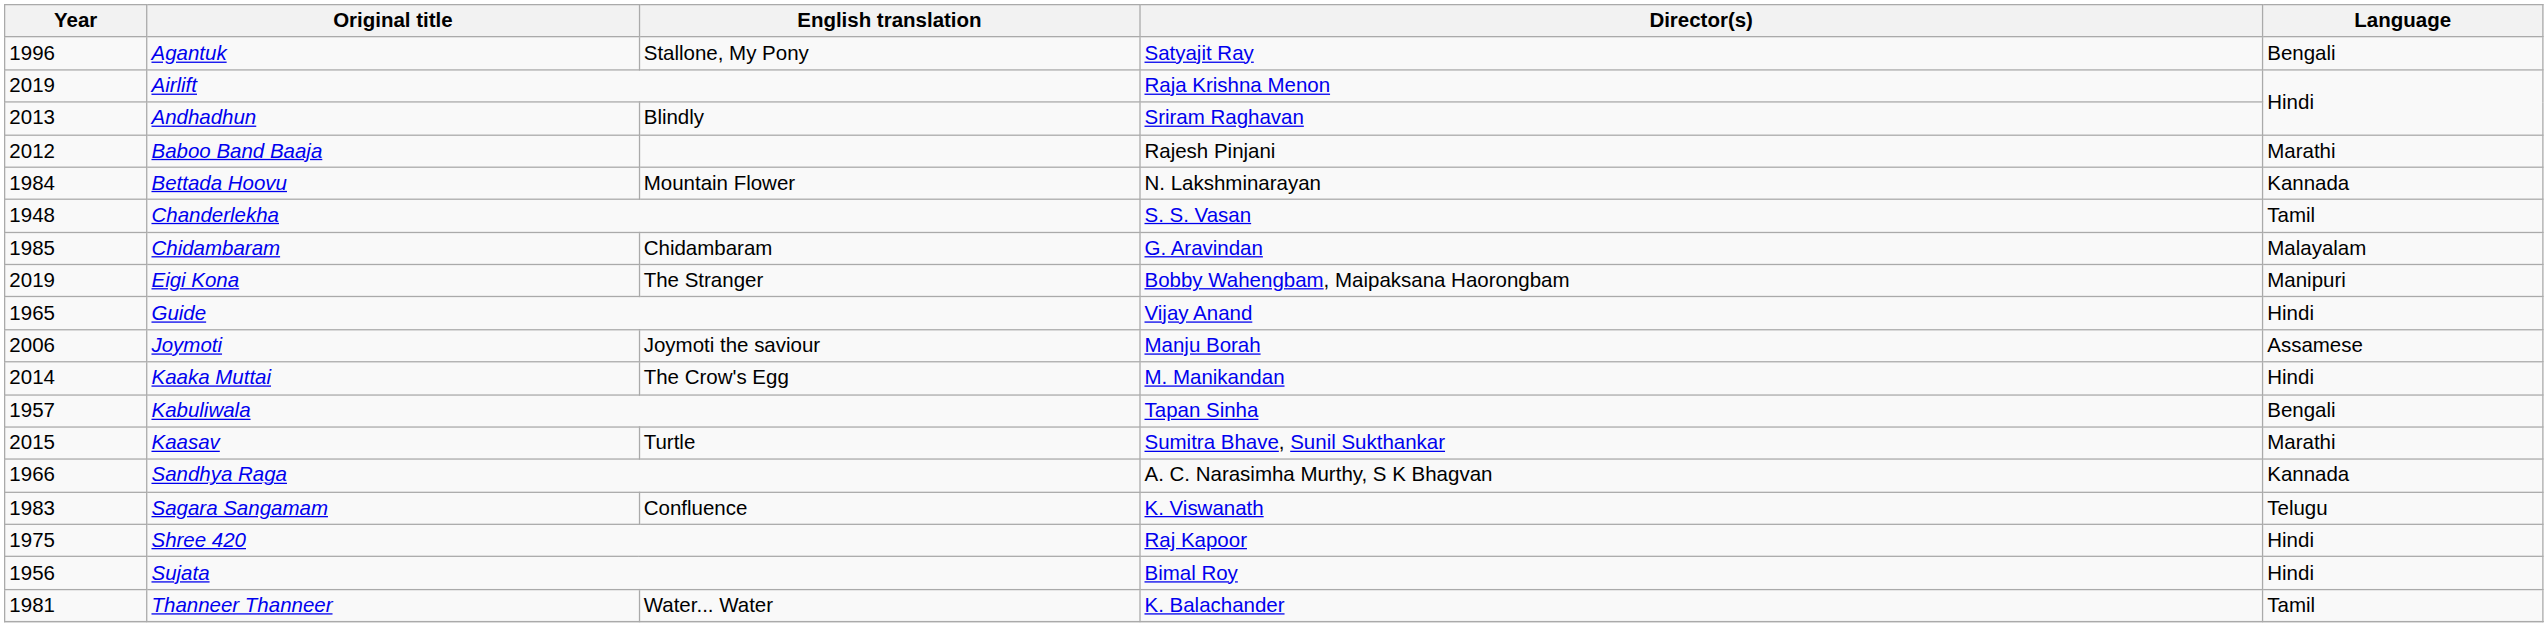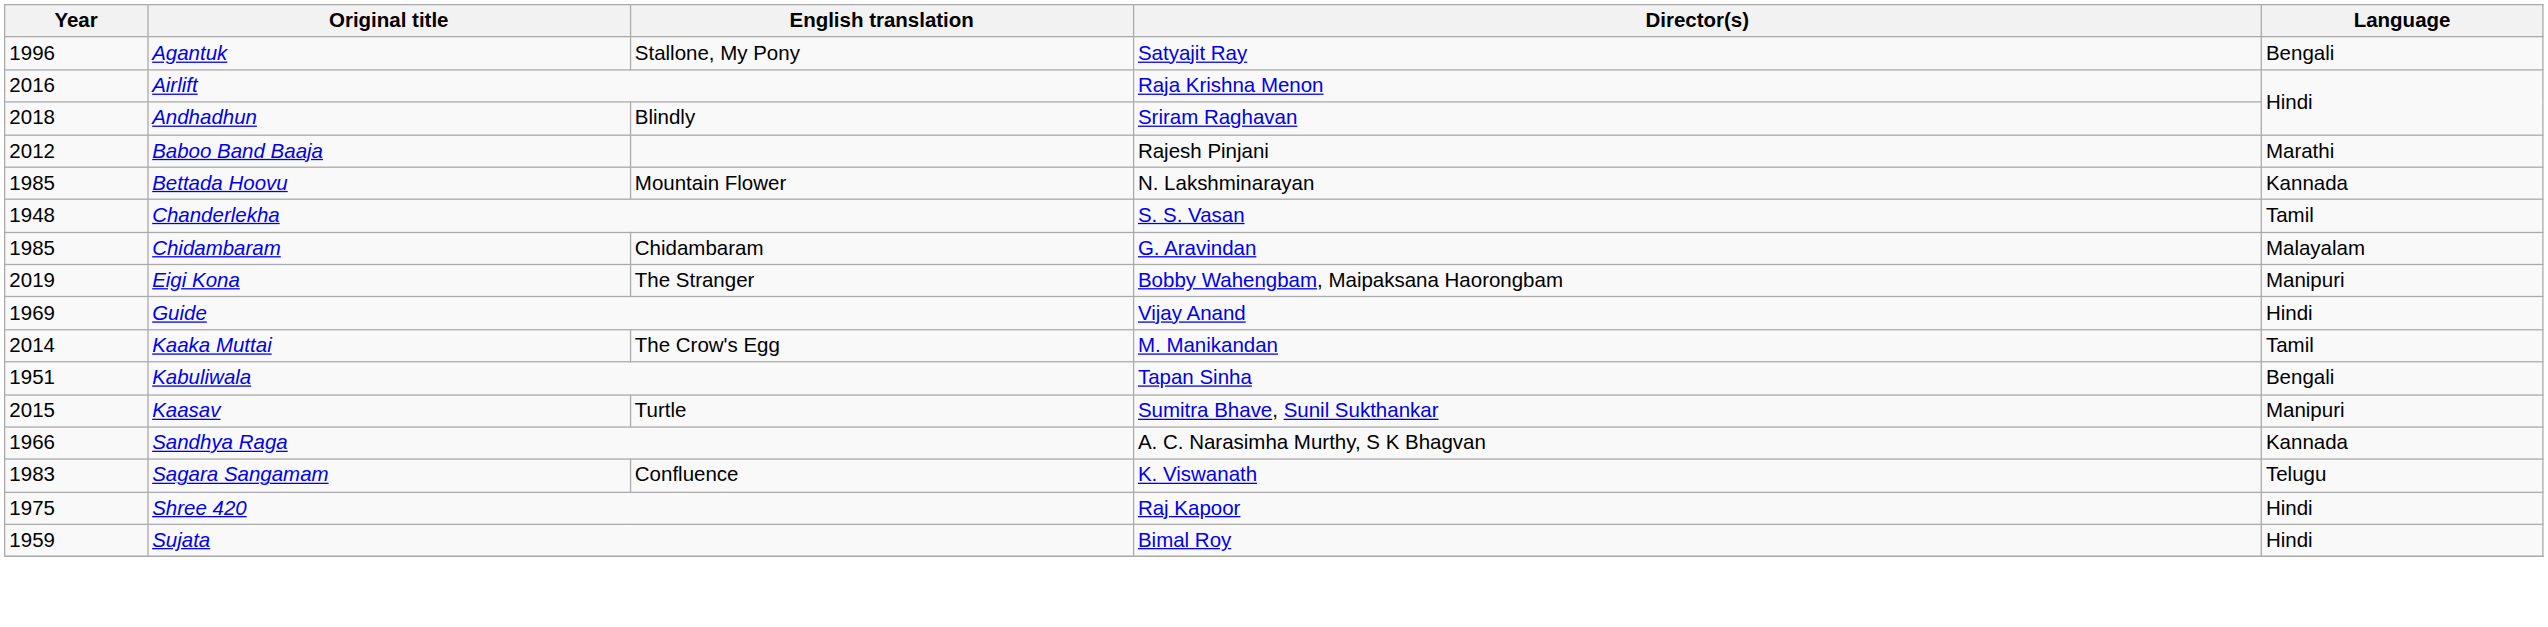(32, 85) 2019 -> (32, 85) 2016
(32, 118) 2013 -> (32, 118) 2018
(32, 183) 1984 -> (32, 183) 1985
(32, 313) 1965 -> (32, 313) 1969
- row: (187, 345)
(2291, 378) Hindi -> (2290, 345) Tamil
(32, 410) 1957 -> (32, 378) 1951
(2301, 442) Marathi -> (2305, 410) Manipuri
(32, 572) 1956 -> (32, 540) 1959
- row: (242, 605)
